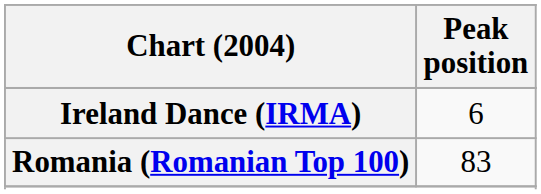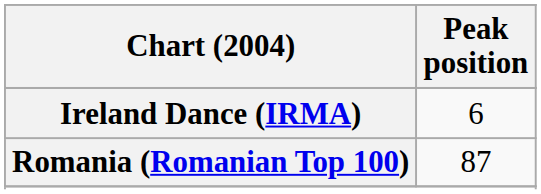(476, 161) 83 -> (476, 161) 87
